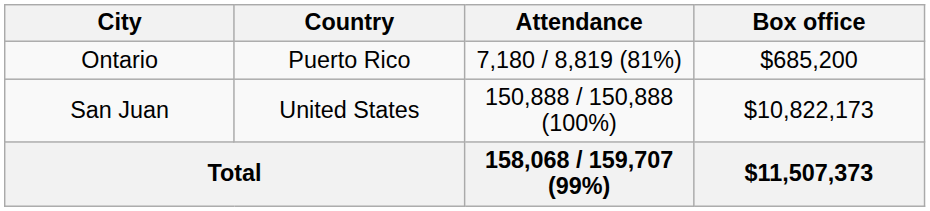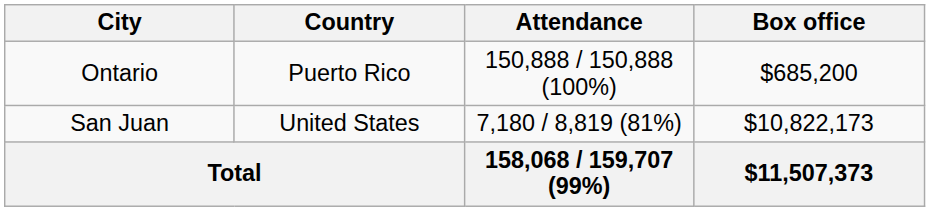(579, 60) 7,180 / 8,819 (81%) -> (579, 73) 150,888 / 150,888 (100%)
(579, 110) 150,888 / 150,888 (100%) -> (579, 123) 7,180 / 8,819 (81%)
